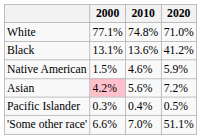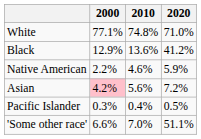(108, 50) 13.1% -> (108, 50) 12.9%
(105, 69) 1.5% -> (105, 69) 2.2%
